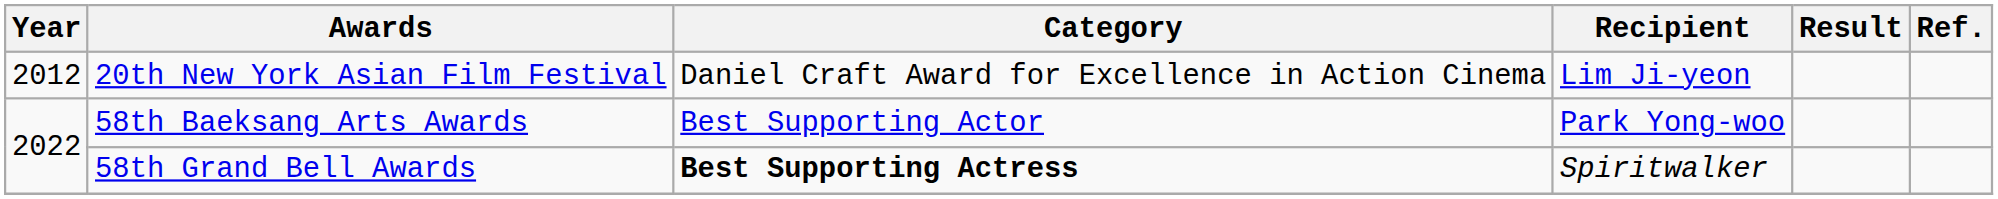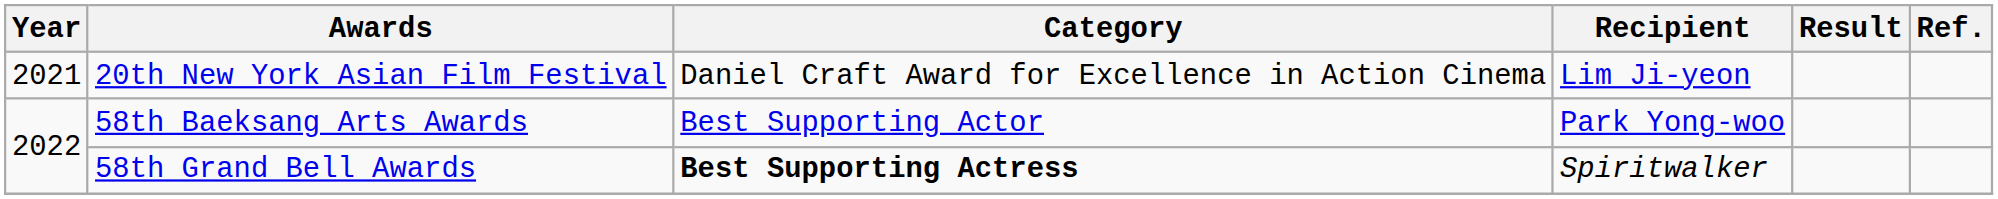(47, 76) 2012 -> (47, 76) 2021
